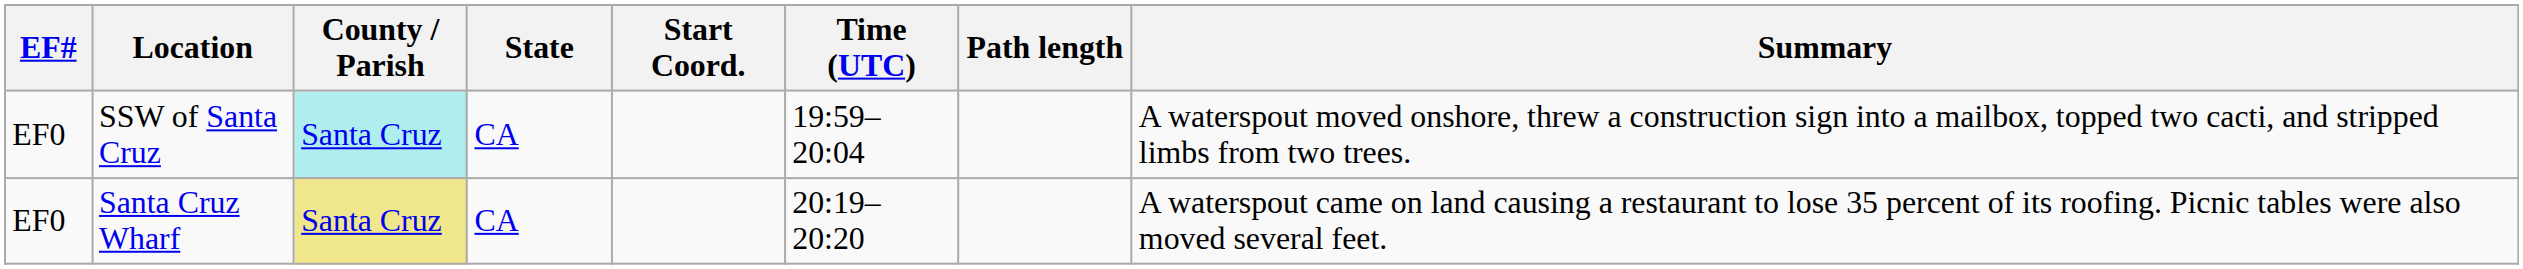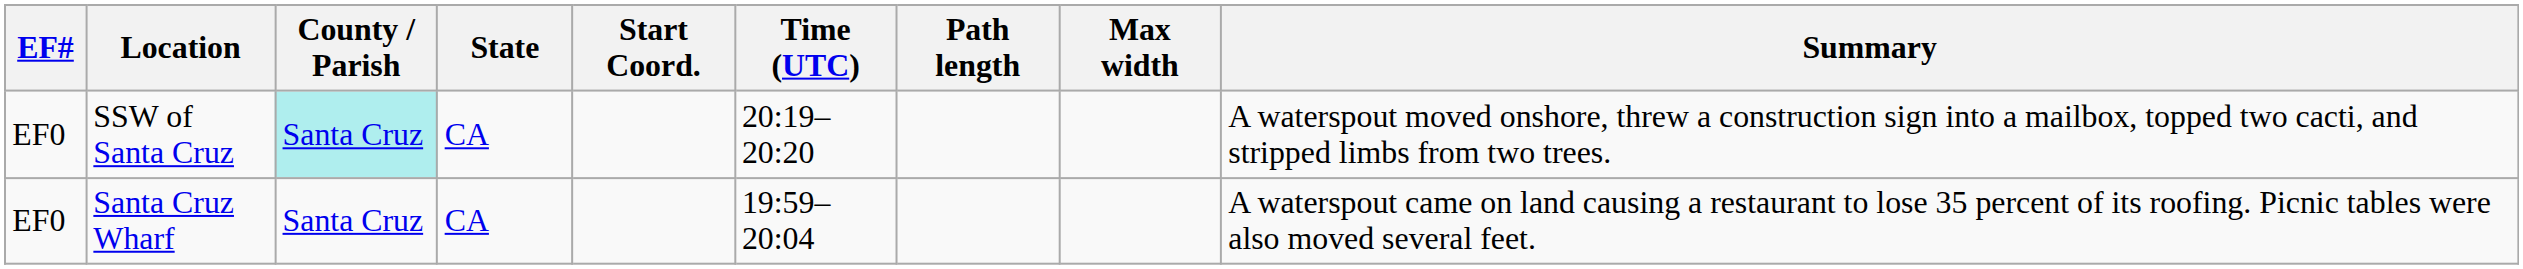+ column: (1140, 47)
(836, 133) 19:59–20:04 -> (786, 133) 20:19–20:20
(371, 220) khaki background -> (353, 220) no background
(836, 220) 20:19–20:20 -> (786, 220) 19:59–20:04
